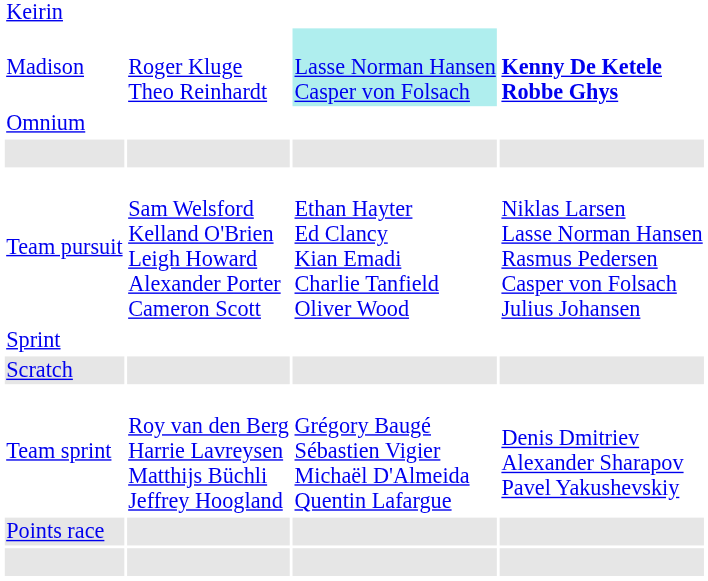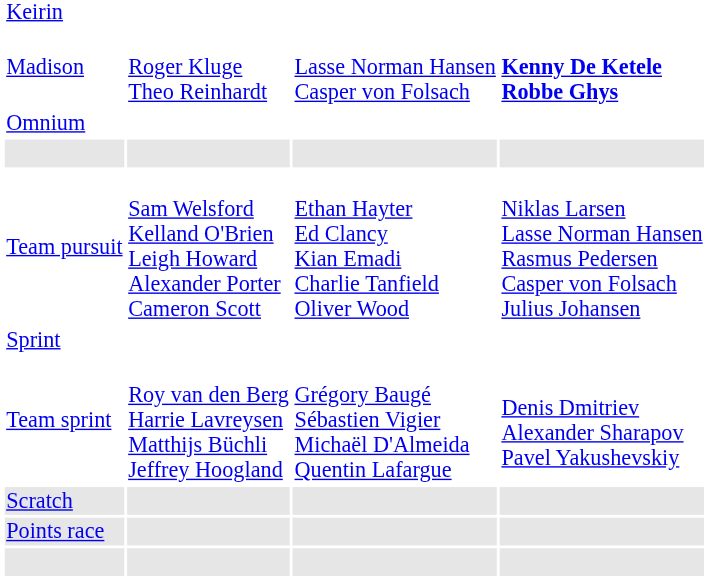(395, 79) paleturquoise background -> (395, 79) no background
rows swapped: (59, 450) <-> (40, 370)
